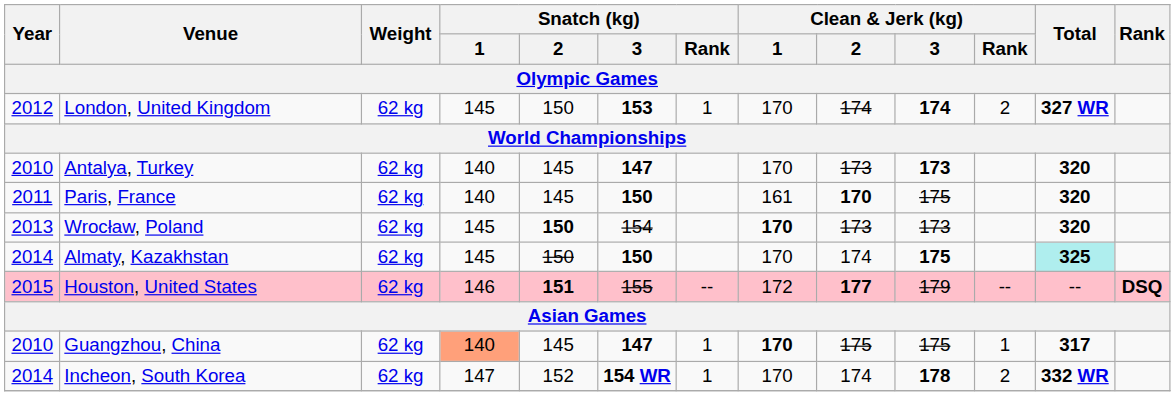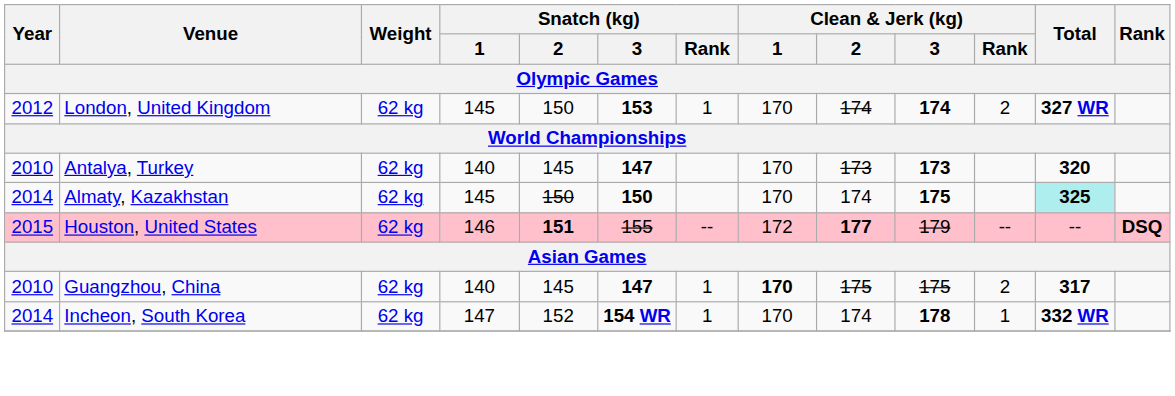- row: (120, 197)
- row: (134, 227)
(479, 345) lightsalmon background -> (479, 286) no background
(1005, 345) 1 -> (1005, 286) 2
(1005, 375) 2 -> (1005, 316) 1
